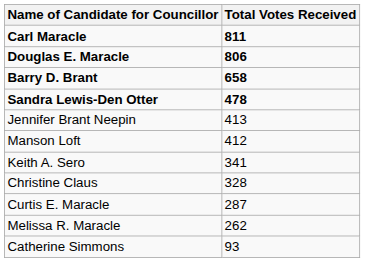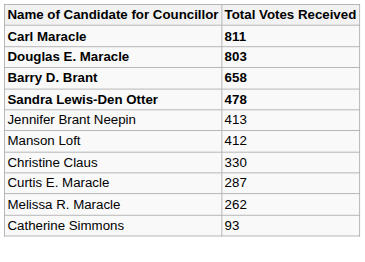(236, 57) 806 -> (236, 57) 803
- row: (46, 162)
(236, 183) 328 -> (236, 162) 330
